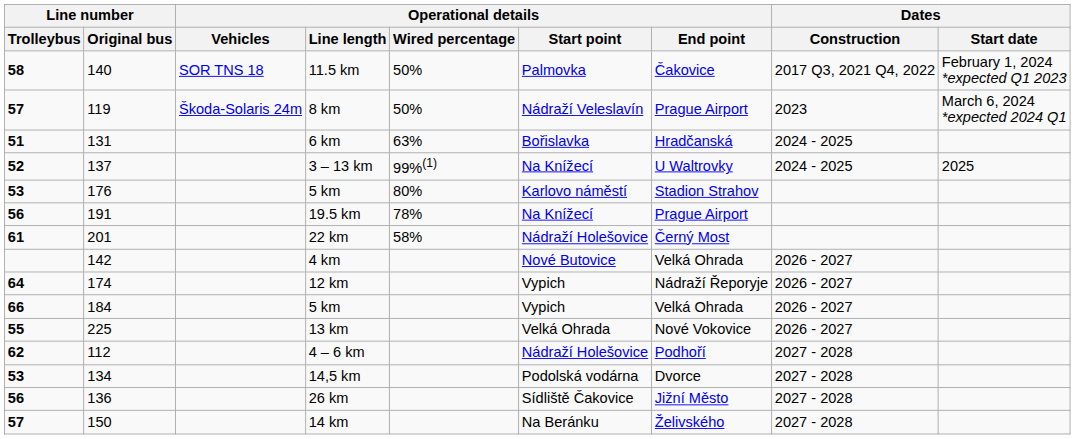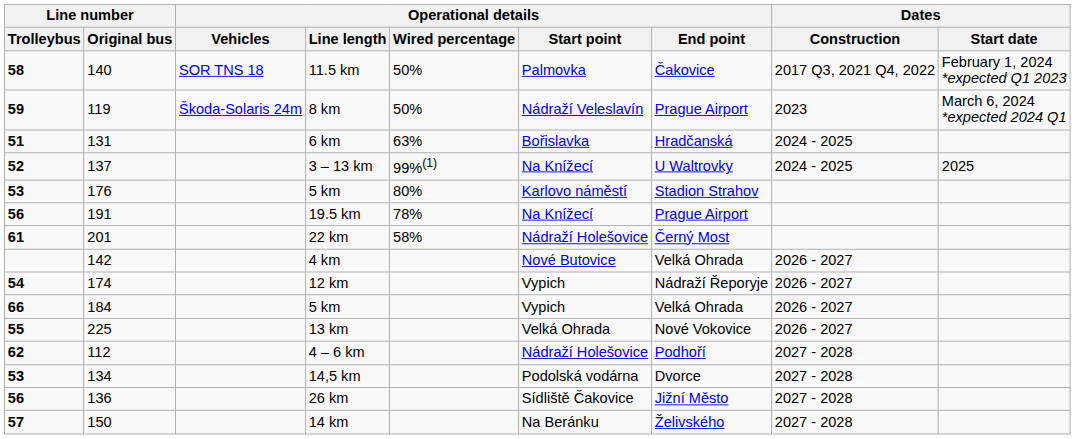(16, 109) 57 -> (16, 109) 59
(16, 283) 64 -> (16, 283) 54
